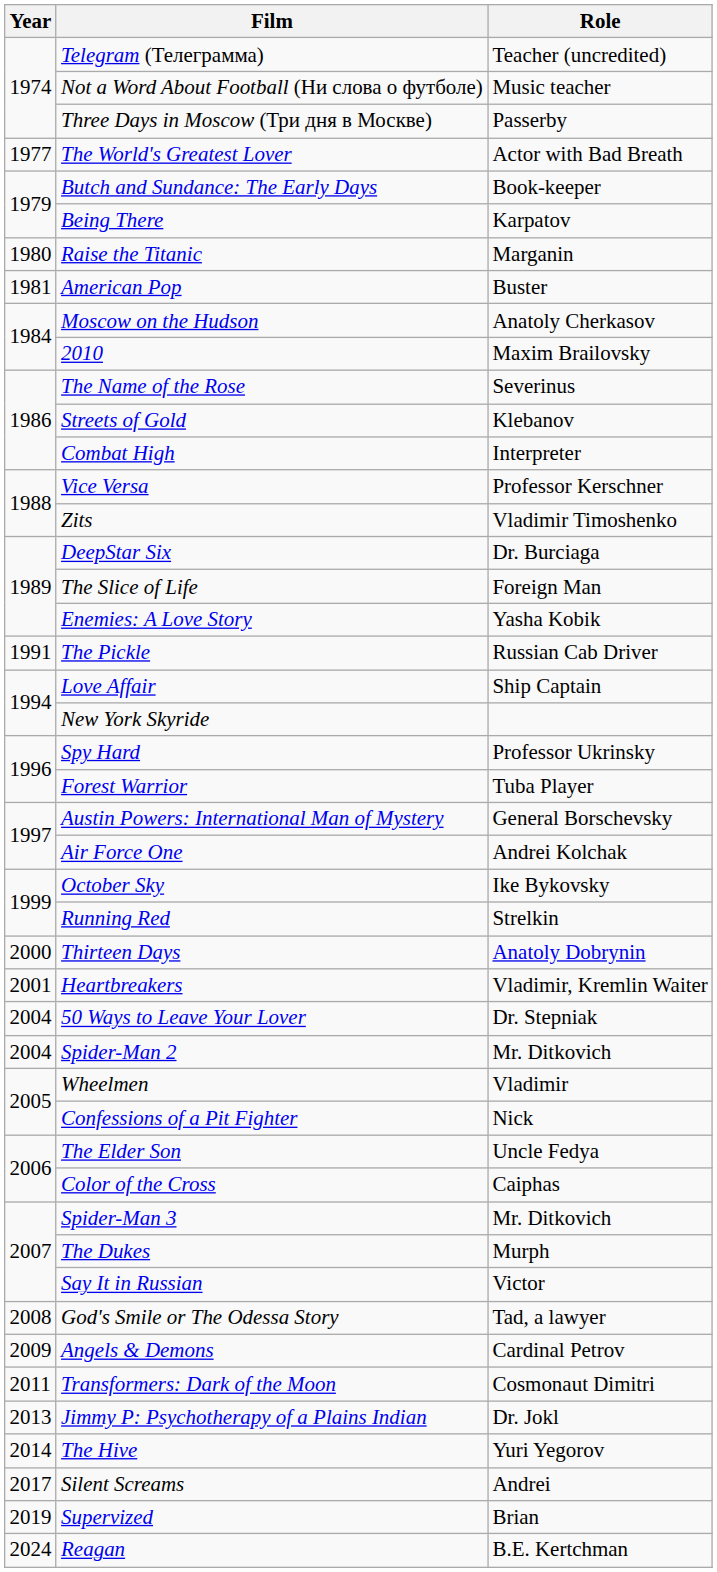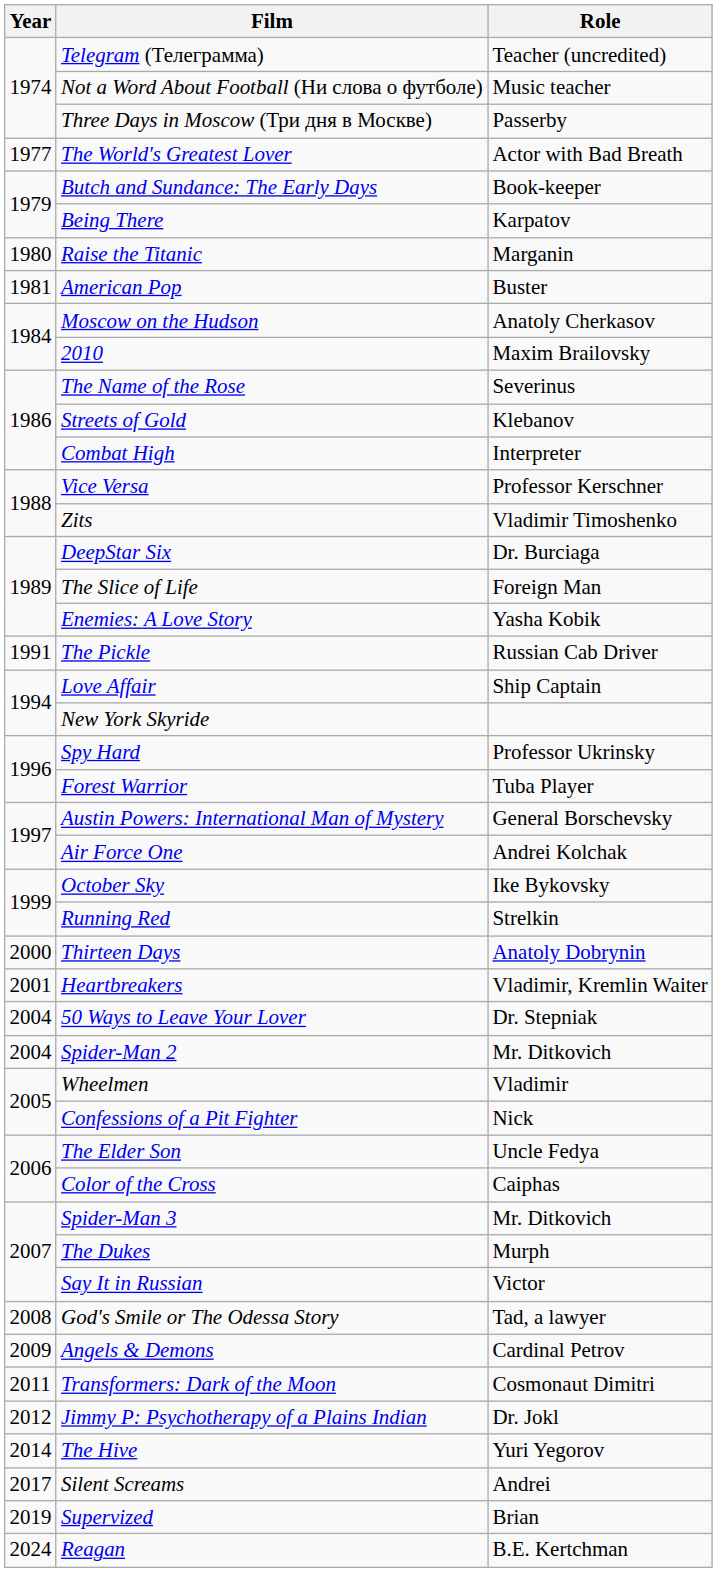(30, 1417) 2013 -> (30, 1417) 2012
